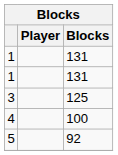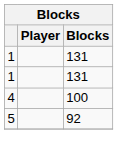- row: (11, 98)
